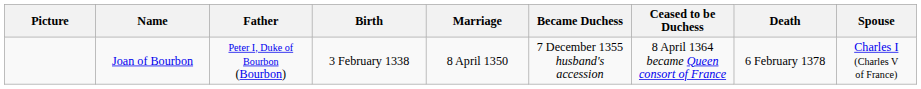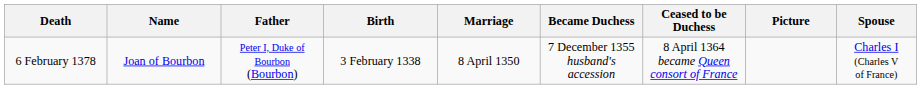columns swapped: (50, 20) <-> (785, 20)
